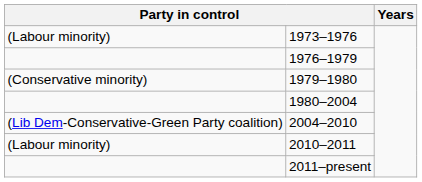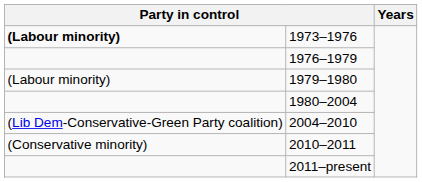(59, 36) normal -> (64, 36) bold
(77, 79) (Conservative minority) -> (59, 79) (Labour minority)
(59, 144) (Labour minority) -> (77, 144) (Conservative minority)
